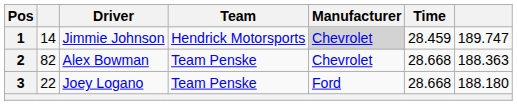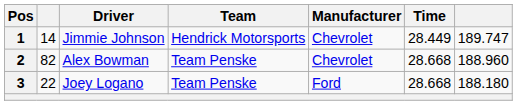(342, 38) lightgrey background -> (342, 38) no background
(430, 38) 28.459 -> (430, 38) 28.449
(483, 61) 188.363 -> (483, 61) 188.960
